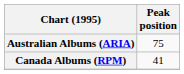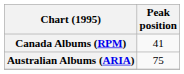rows swapped: (71, 43) <-> (71, 60)
